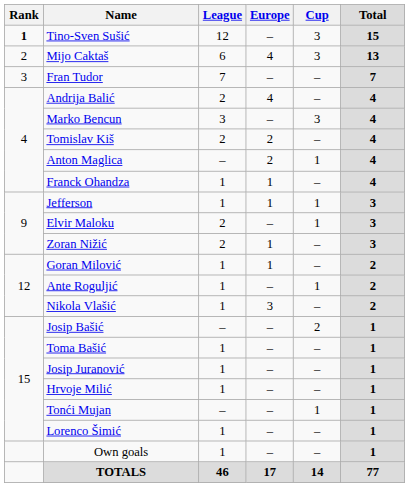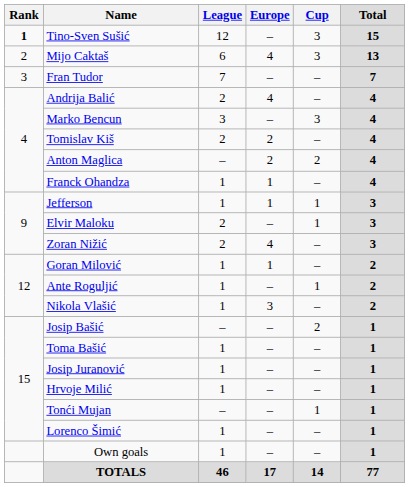(317, 160) 1 -> (317, 160) 2
(270, 243) 1 -> (270, 243) 4
